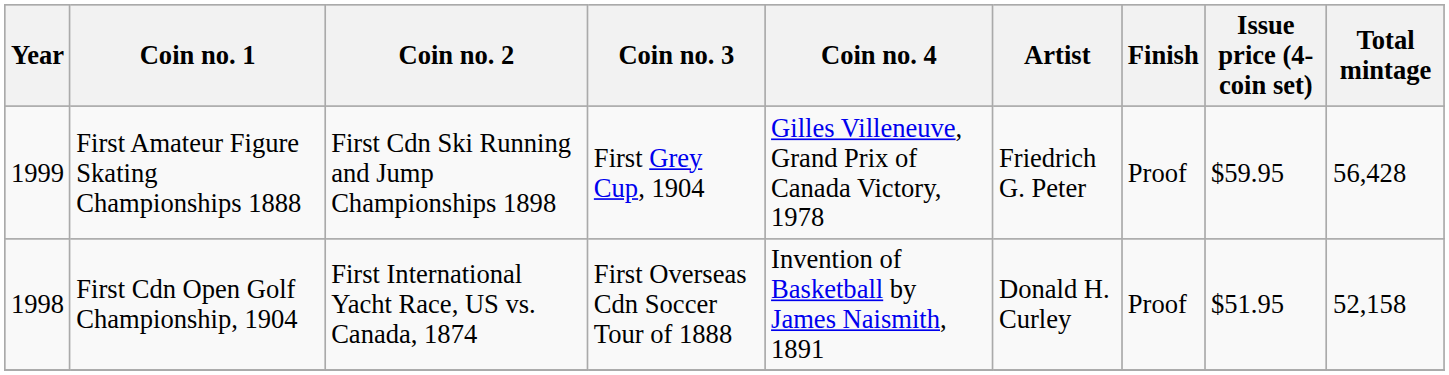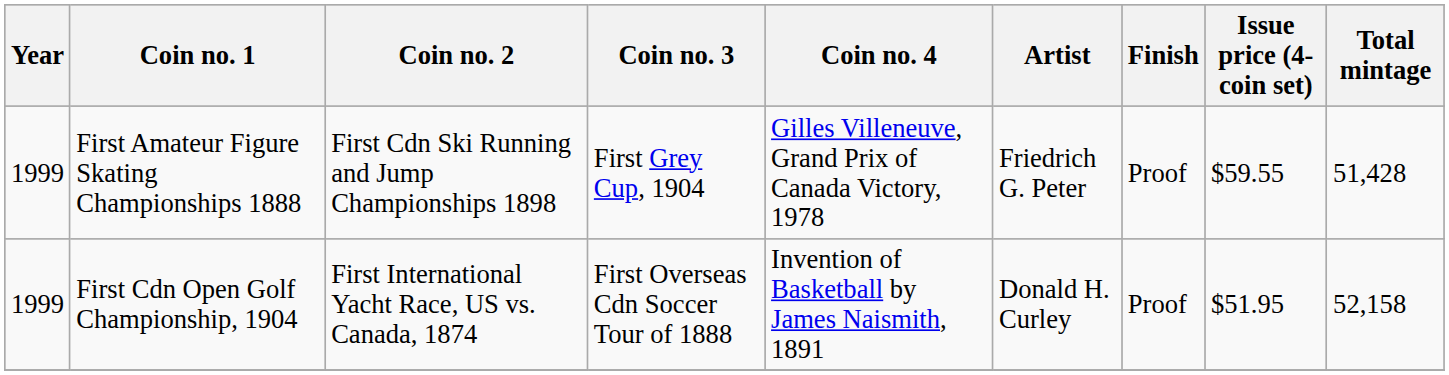(1247, 172) $59.95 -> (1247, 172) $59.55
(1370, 172) 56,428 -> (1370, 172) 51,428
(38, 304) 1998 -> (38, 304) 1999
